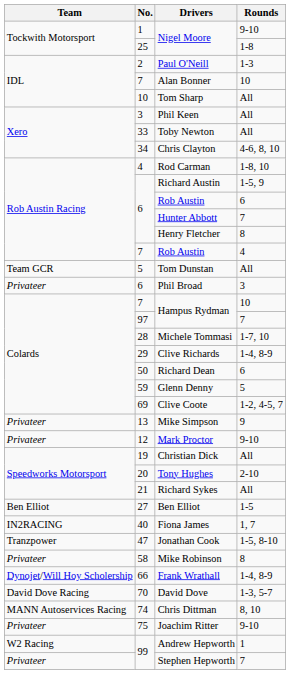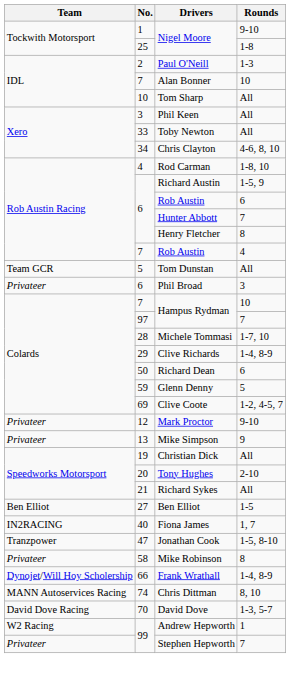rows swapped: (143, 438) <-> (143, 421)
rows swapped: (143, 592) <-> (143, 609)
- row: (143, 626)
